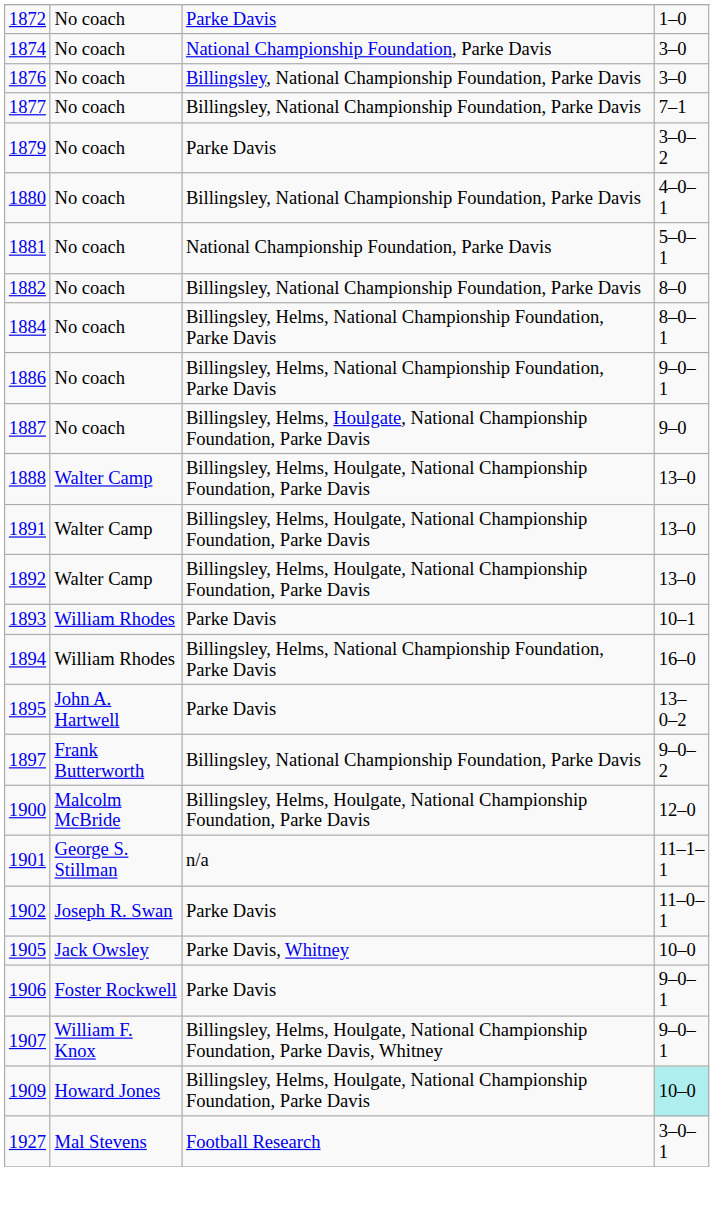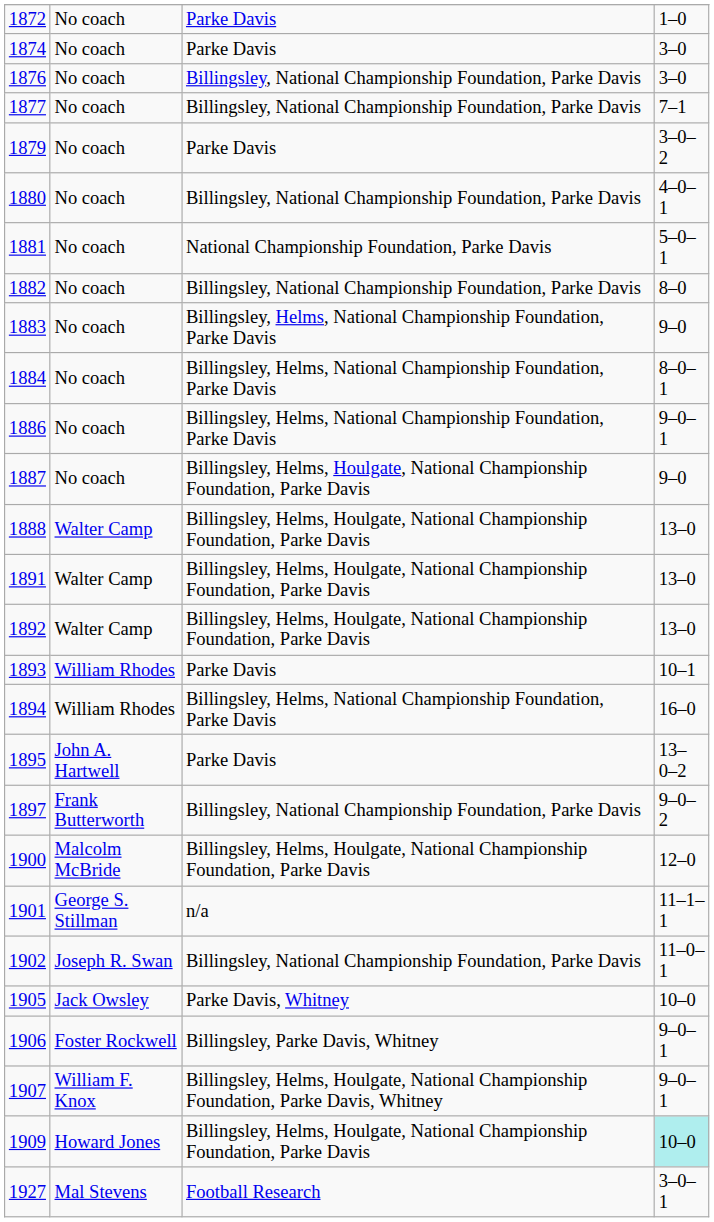(369, 48) National Championship Foundation, Parke Davis -> (231, 48) Parke Davis
+ row: (27, 327)
(231, 910) Parke Davis -> (413, 960) Billingsley, National Championship Foundation, Parke Davis
(231, 990) Parke Davis -> (312, 1040) Billingsley, Parke Davis, Whitney
